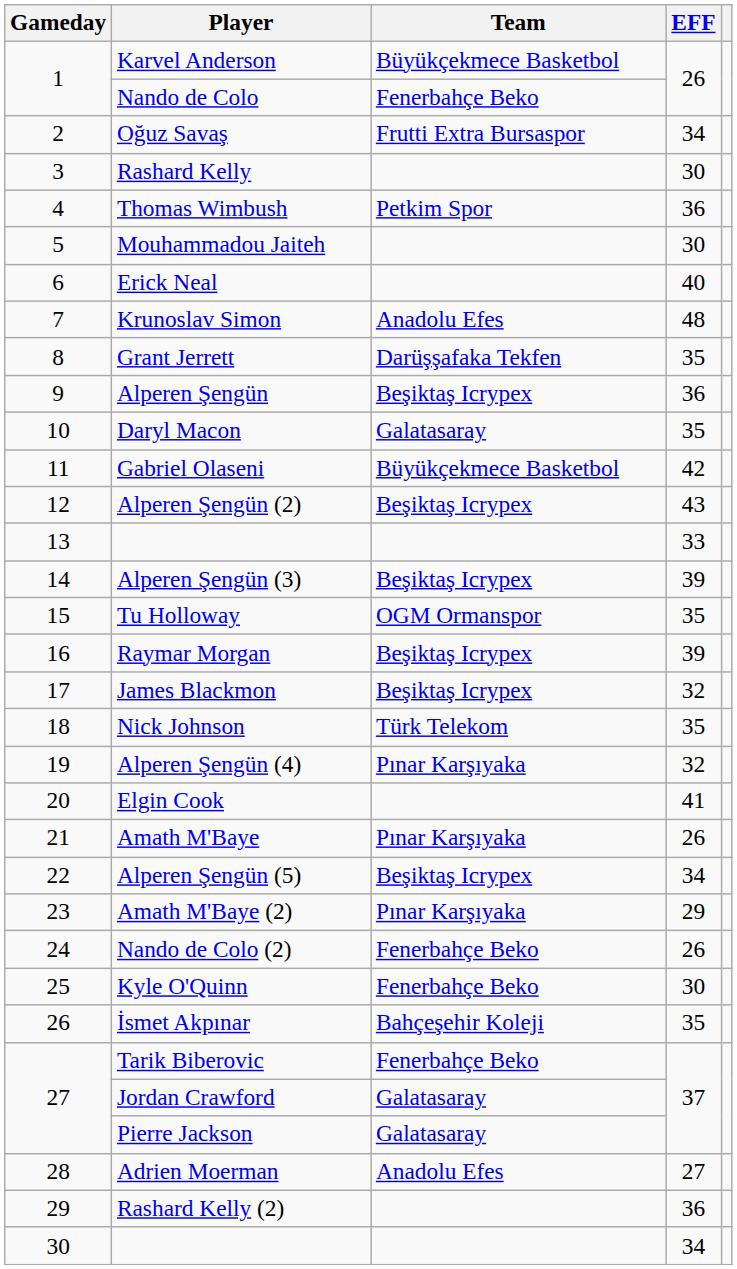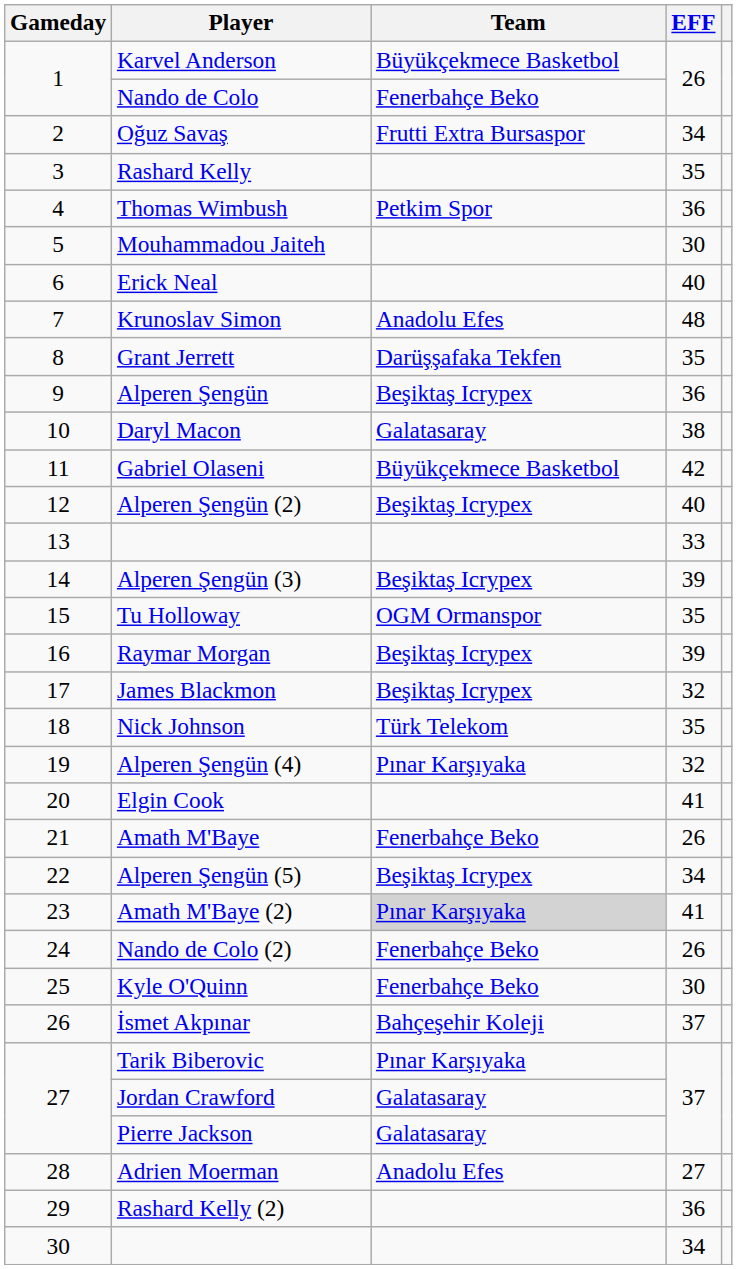(693, 171) 30 -> (693, 171) 35
(693, 430) 35 -> (693, 430) 38
(693, 504) 43 -> (693, 504) 40
(451, 838) Pınar Karşıyaka -> (457, 838) Fenerbahçe Beko
(451, 912) no background -> (451, 912) lightgrey background
(693, 912) 29 -> (693, 912) 41
(693, 1023) 35 -> (693, 1023) 37
(457, 1060) Fenerbahçe Beko -> (451, 1060) Pınar Karşıyaka
